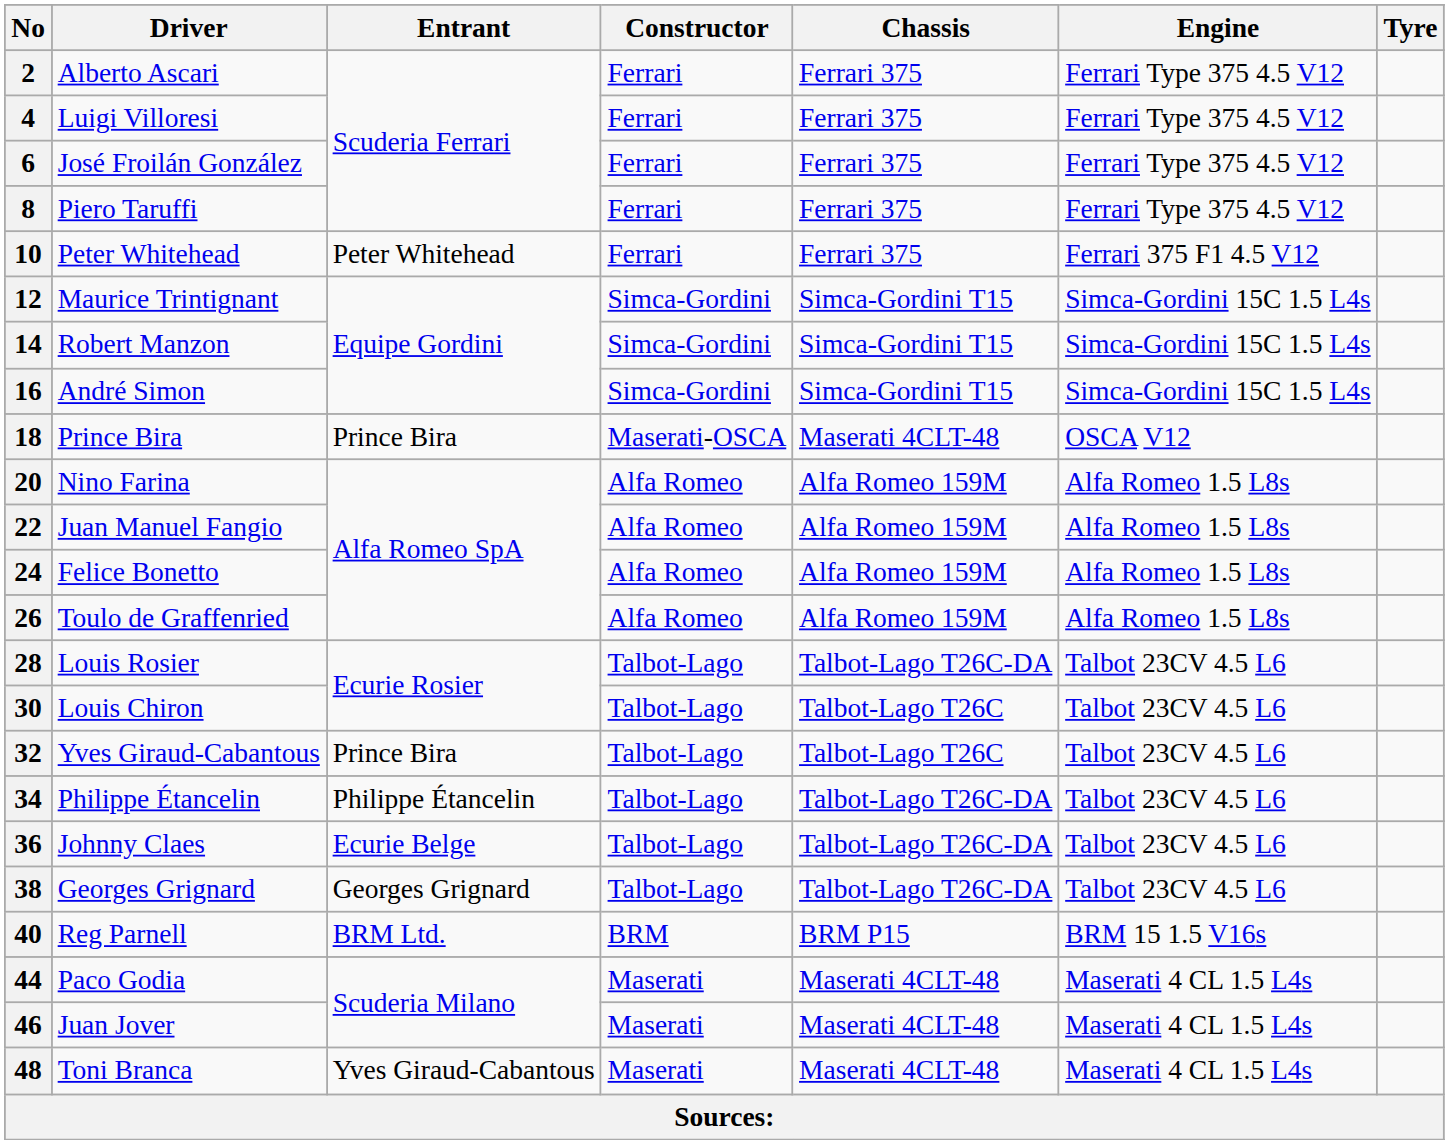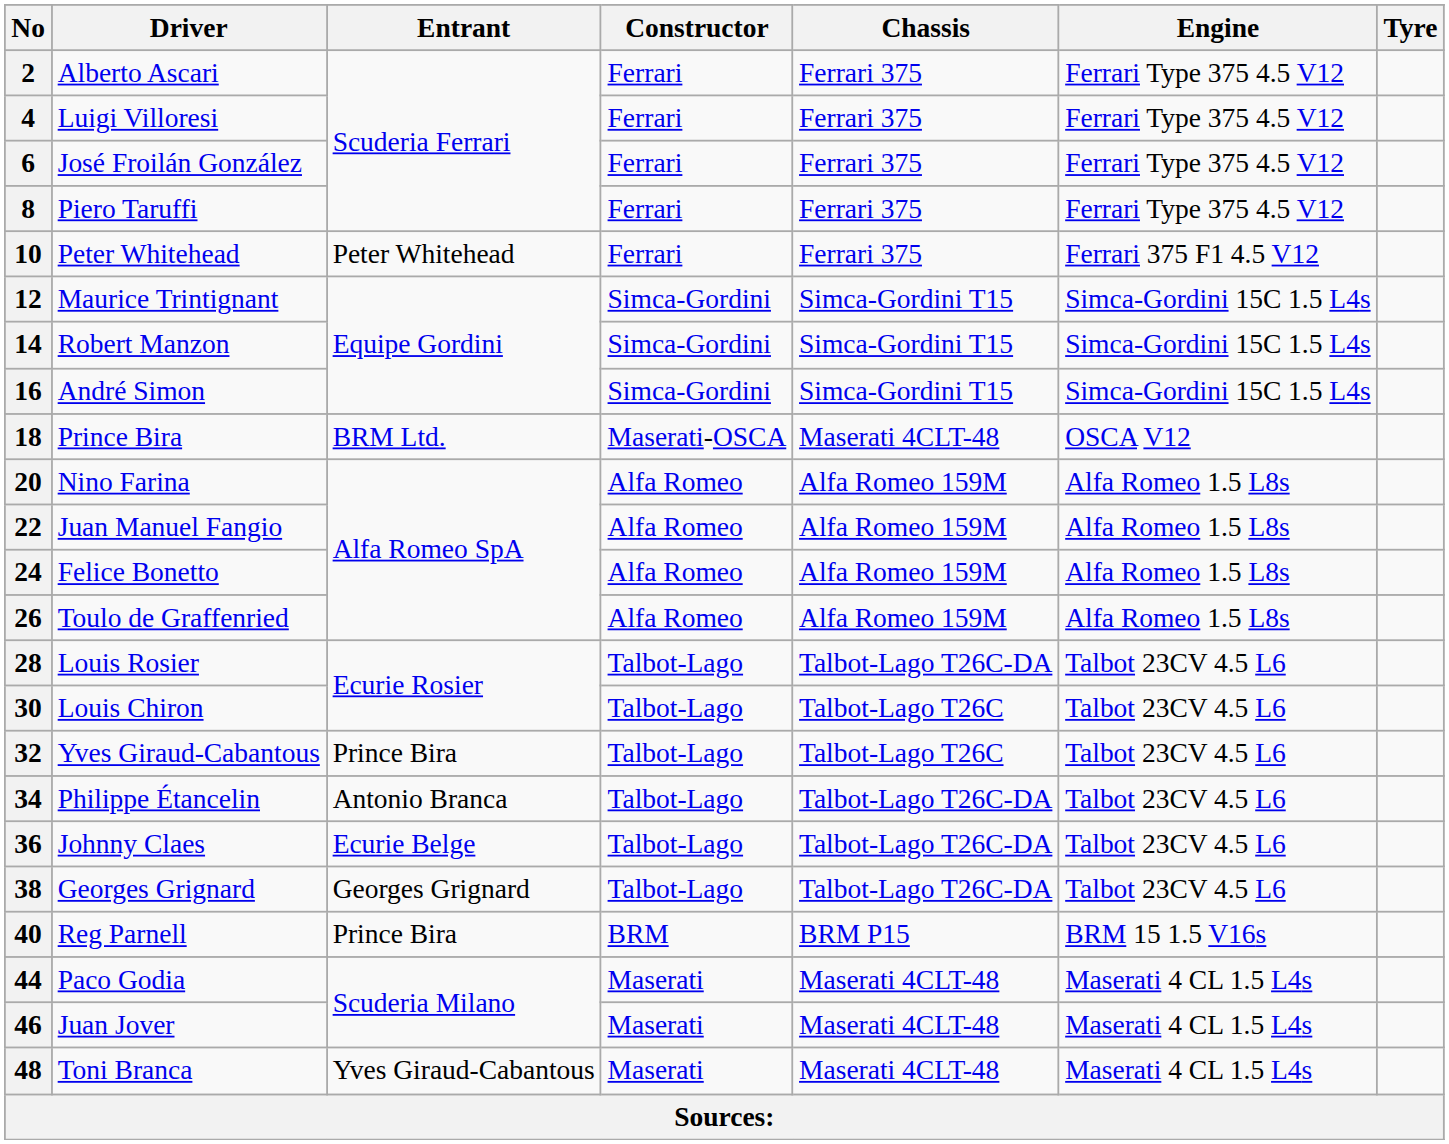(395, 435) Prince Bira -> (389, 435) BRM Ltd.
(434, 798) Philippe Étancelin -> (420, 798) Antonio Branca
(389, 934) BRM Ltd. -> (395, 934) Prince Bira
